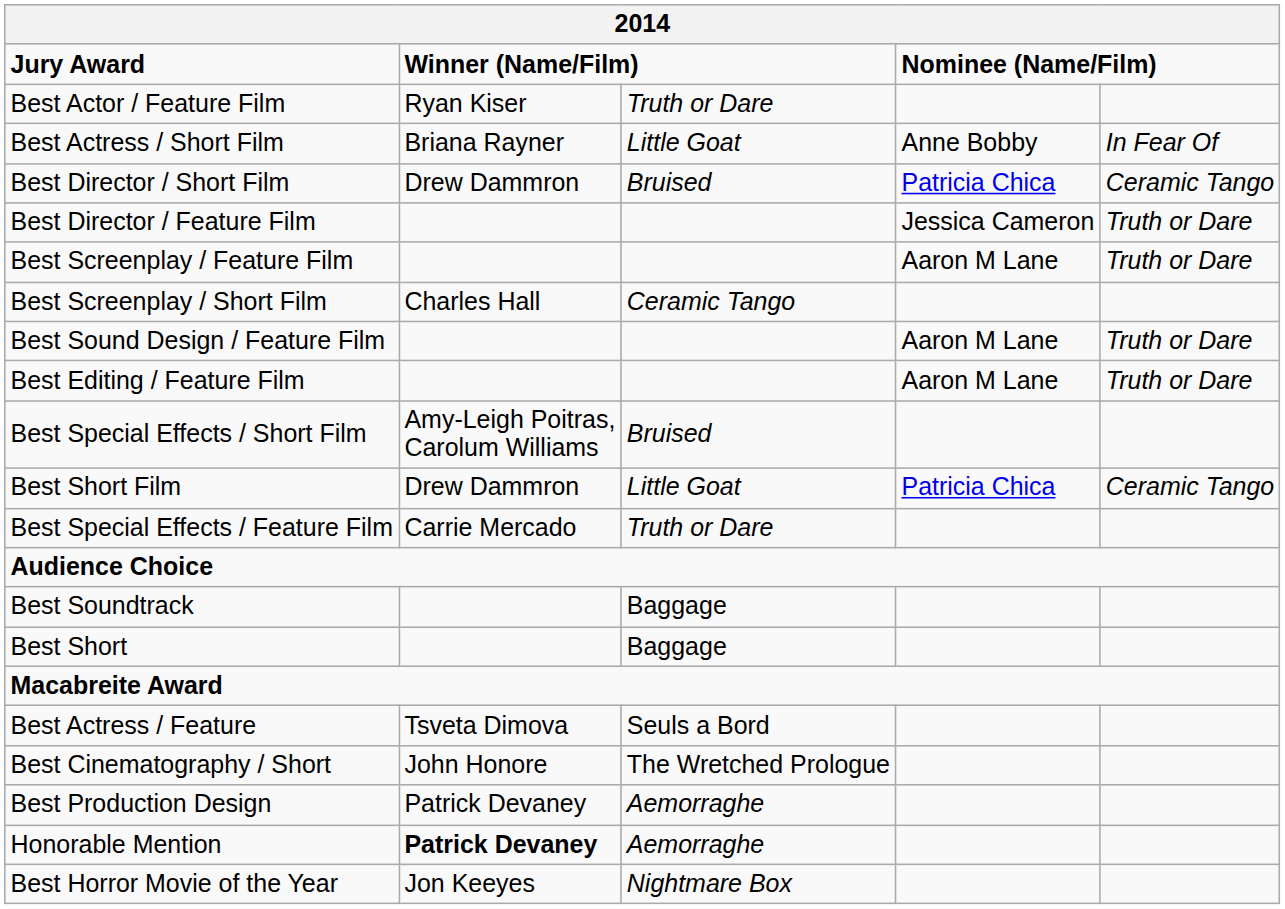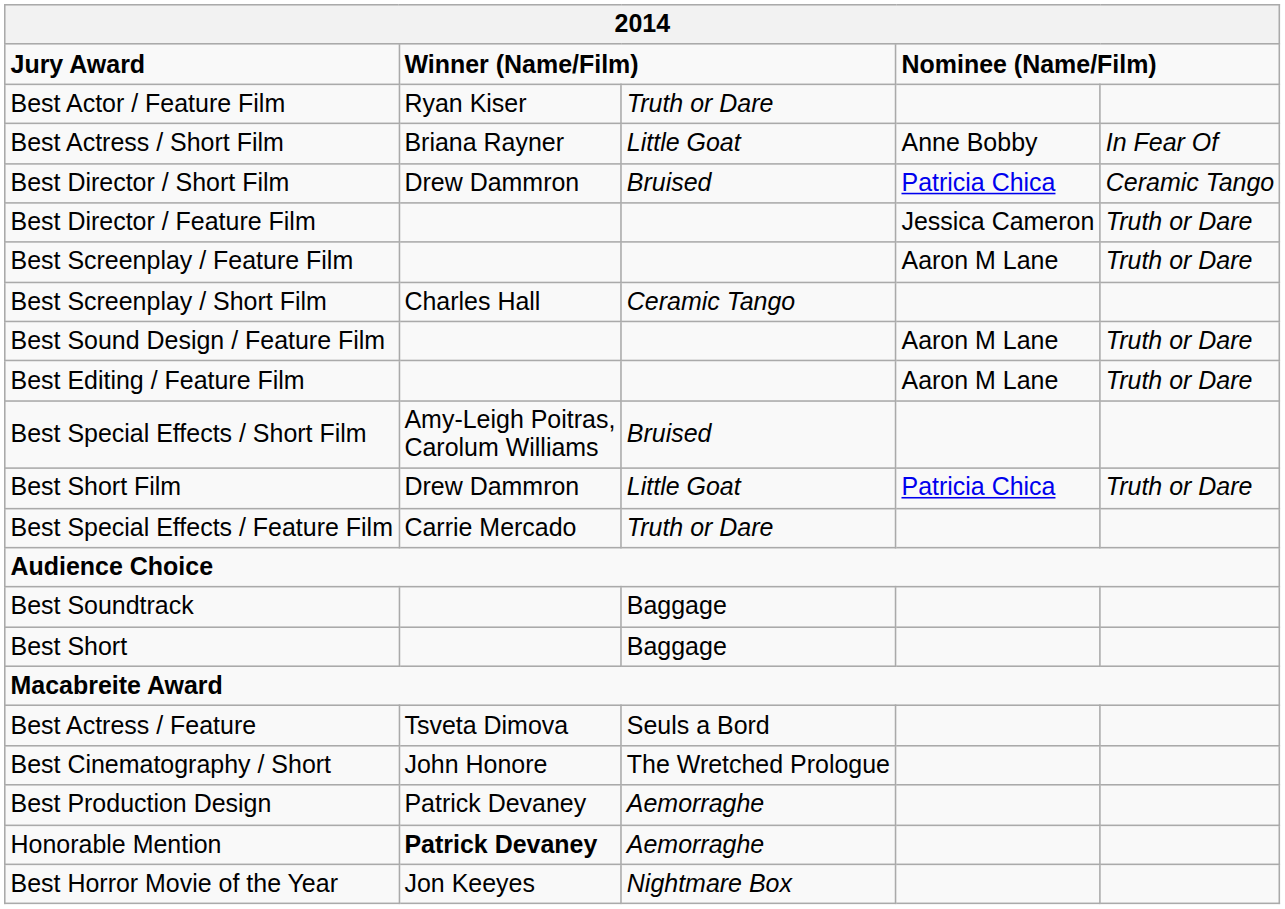(1190, 487) Ceramic Tango -> (1179, 487) Truth or Dare
